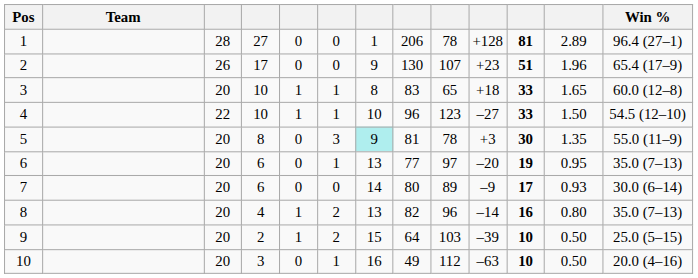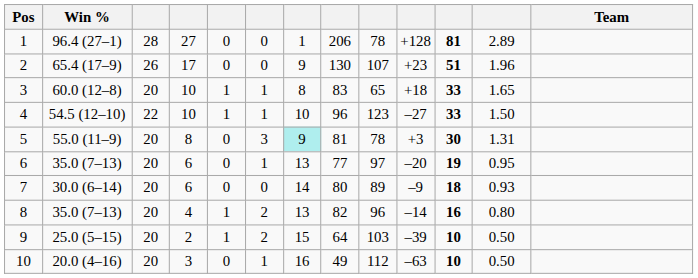columns swapped: (123, 17) <-> (648, 17)
(574, 139) 1.35 -> (502, 139) 1.31
(526, 188) 17 -> (453, 188) 18
